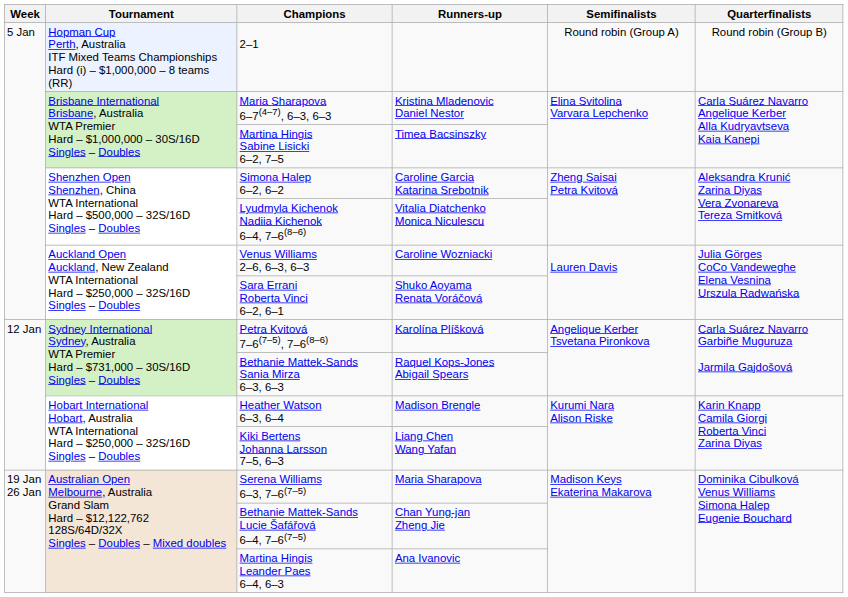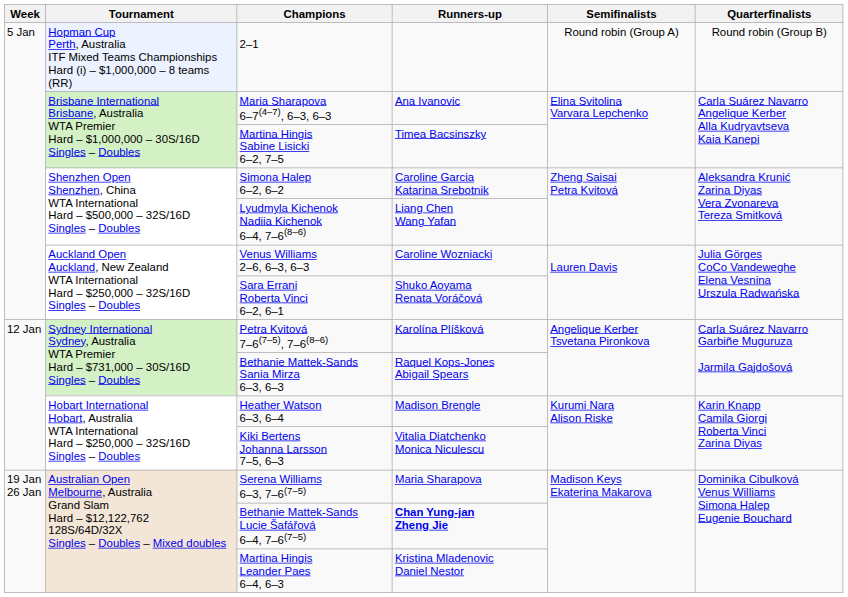(444, 107) Kristina Mladenovic Daniel Nestor -> (428, 101) Ana Ivanovic
(440, 214) Vitalia Diatchenko Monica Niculescu -> (426, 214) Liang Chen Wang Yafan
(426, 442) Liang Chen Wang Yafan -> (440, 442) Vitalia Diatchenko Monica Niculescu
(432, 519) normal -> (435, 519) bold
(428, 558) Ana Ivanovic -> (444, 565) Kristina Mladenovic Daniel Nestor
